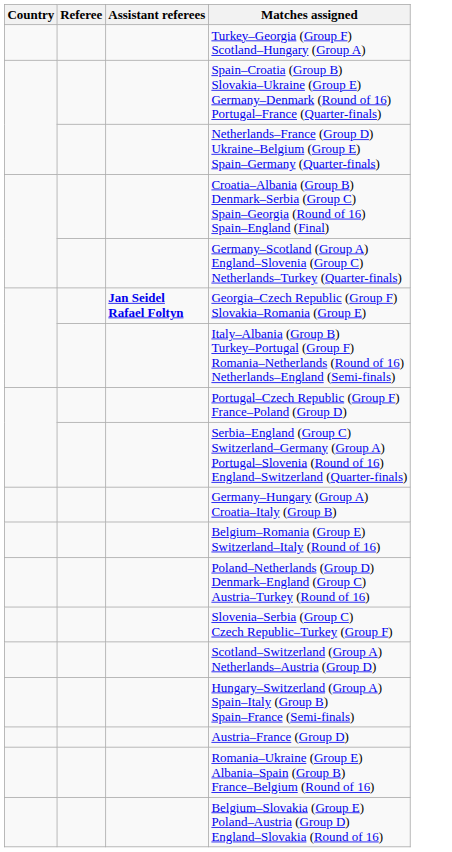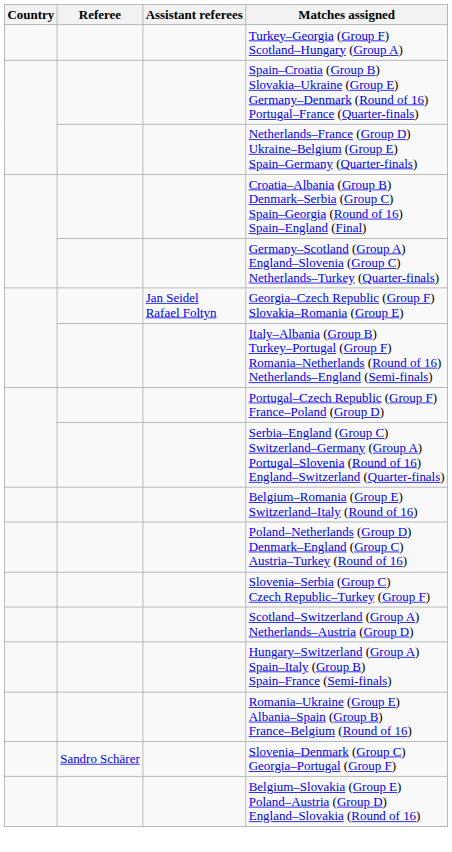(146, 305) bold -> (181, 305) normal
- row: (290, 504)
- row: (280, 737)
+ row: (327, 759)
